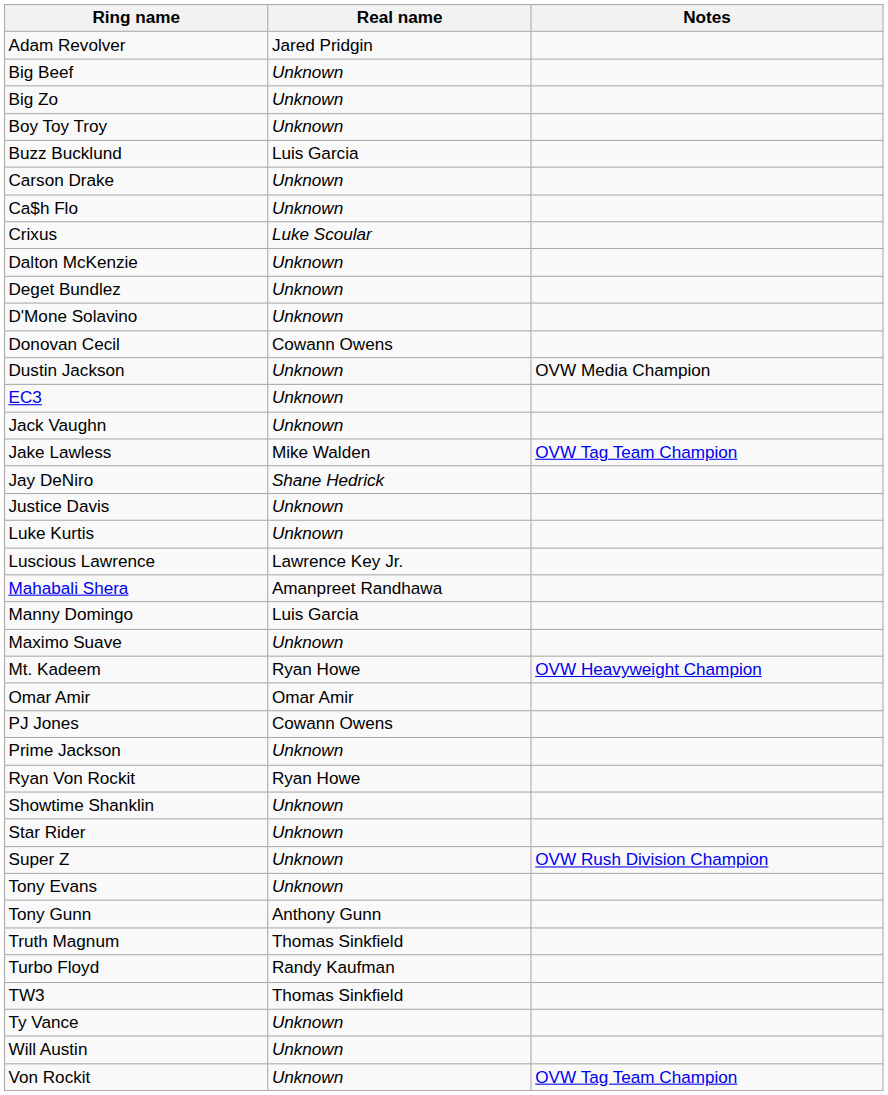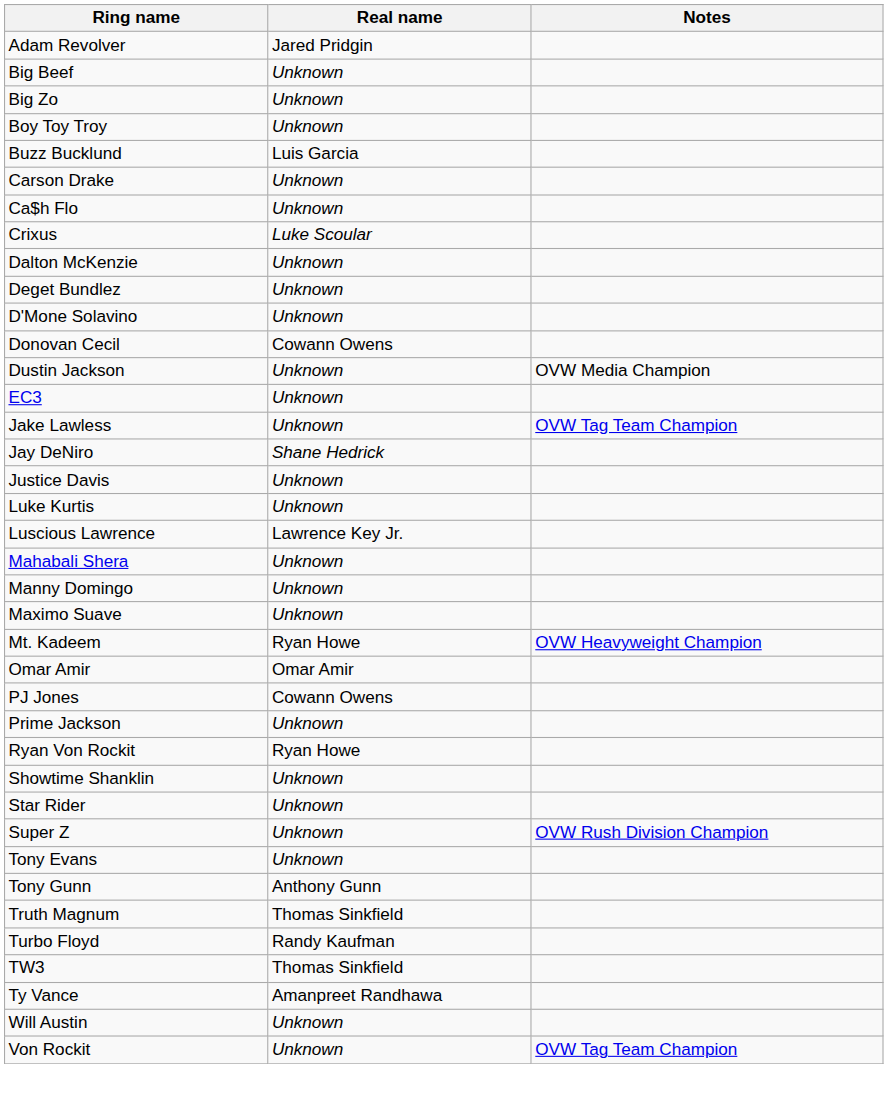- row: (57, 425)
(321, 452) Mike Walden -> (308, 425) Unknown
(357, 588) Amanpreet Randhawa -> (308, 561) Unknown
(315, 615) Luis Garcia -> (308, 588) Unknown
(308, 1022) Unknown -> (357, 995) Amanpreet Randhawa
